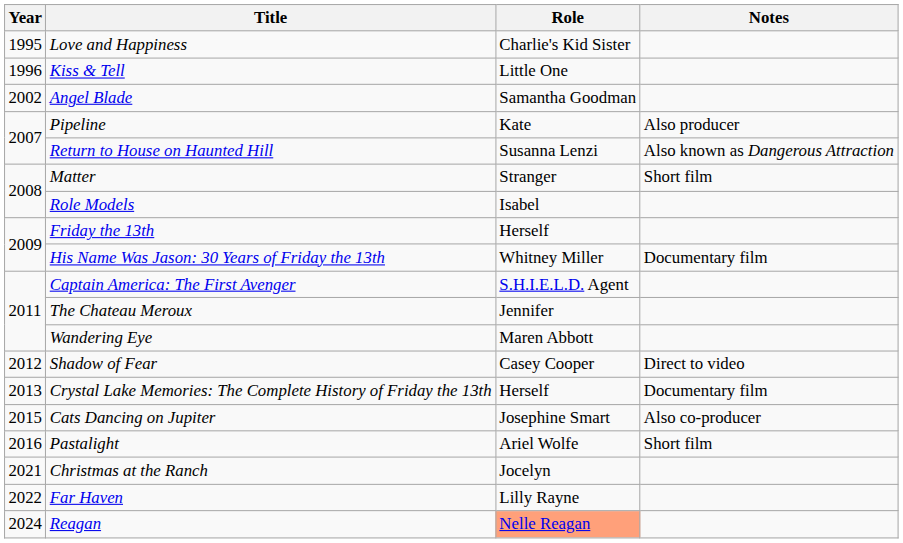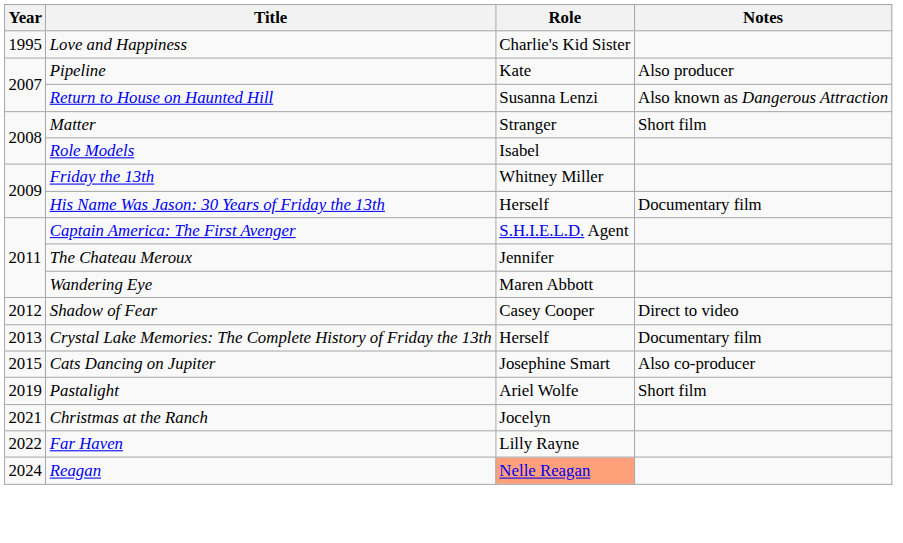- row: (87, 71)
- row: (91, 97)
(524, 230) Herself -> (551, 177) Whitney Miller
(551, 257) Whitney Miller -> (524, 204) Herself
(25, 444) 2016 -> (25, 390) 2019
